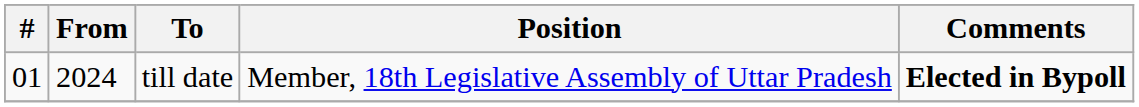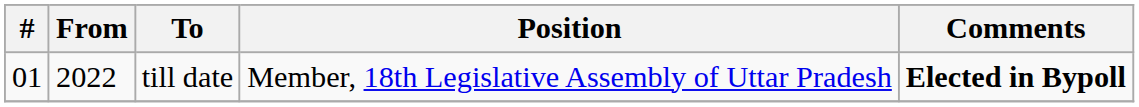(86, 76) 2024 -> (86, 76) 2022
